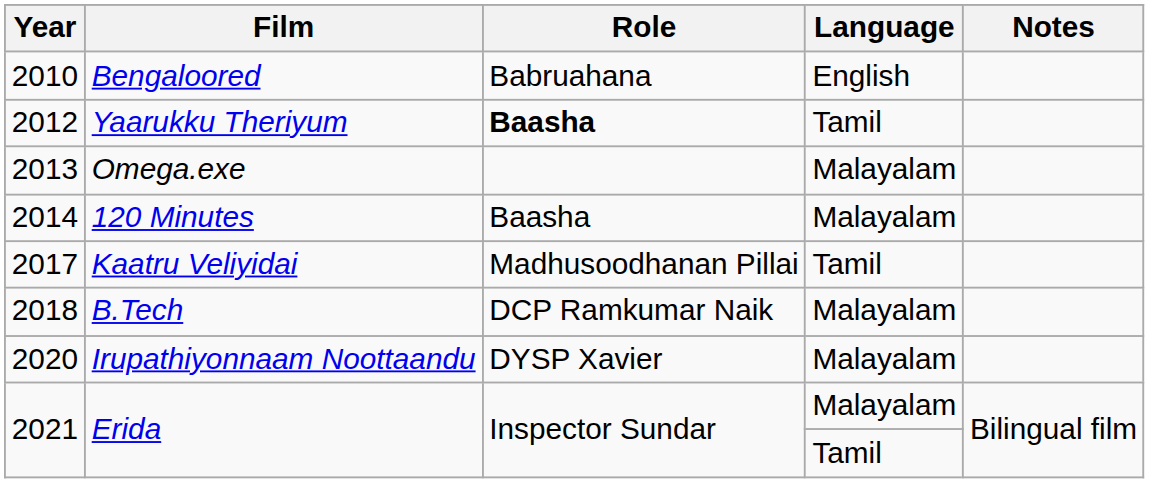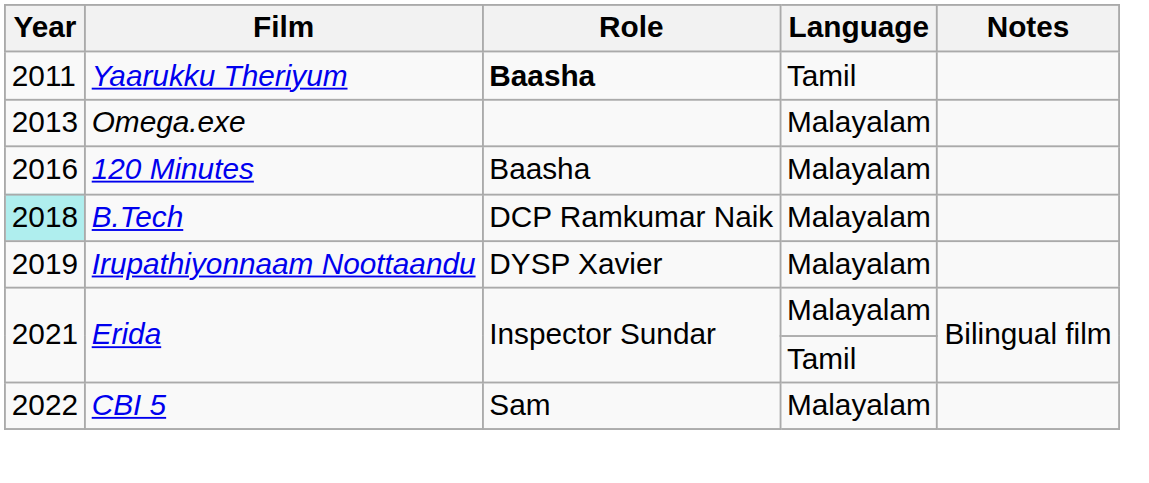- row: (176, 75)
(45, 122) 2012 -> (44, 75) 2011
(45, 216) 2014 -> (45, 169) 2016
- row: (195, 264)
(45, 311) no background -> (45, 216) paleturquoise background
(45, 358) 2020 -> (45, 264) 2019
+ row: (129, 405)
